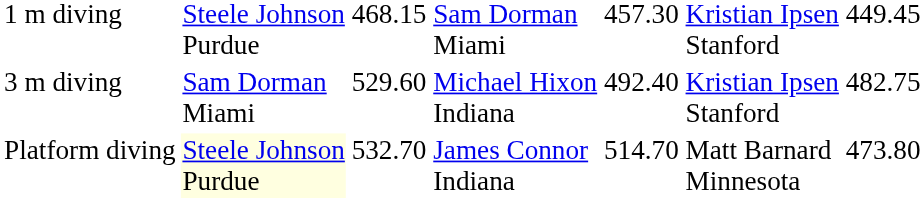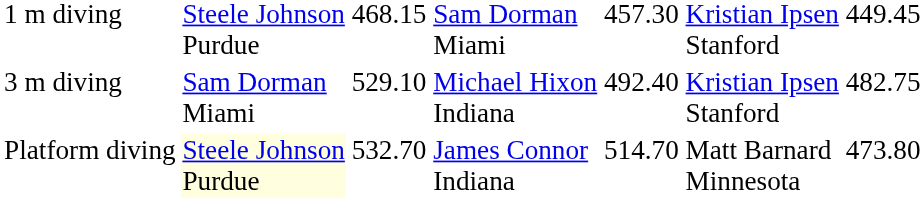(389, 82) 529.60 -> (389, 82) 529.10
